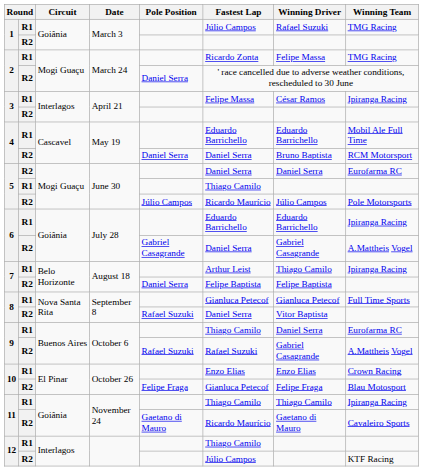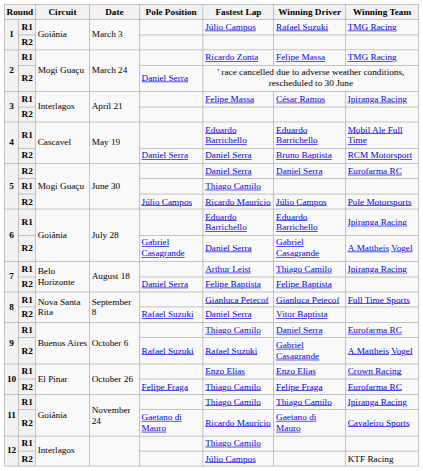(237, 386) Gianluca Petecof -> (233, 386) Thiago Camilo
(377, 386) Blau Motosport -> (375, 386) Eurofarma RC
